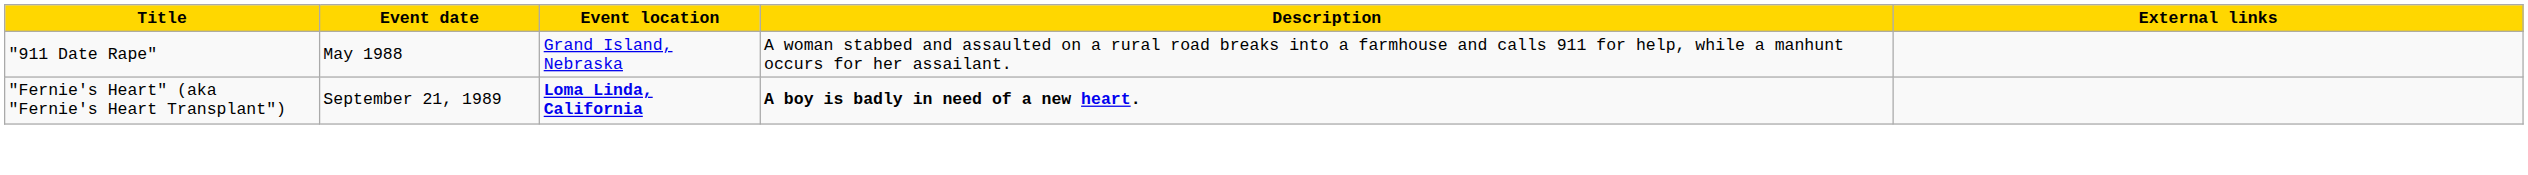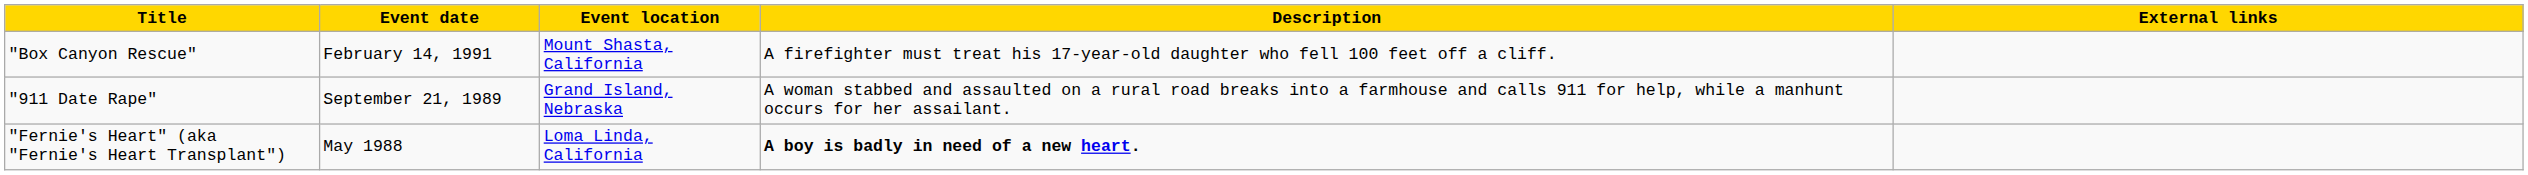+ row: (103, 55)
(363, 55) May 1988 -> (413, 100) September 21, 1989
(413, 100) September 21, 1989 -> (363, 146) May 1988
(598, 100) bold -> (598, 146) normal
